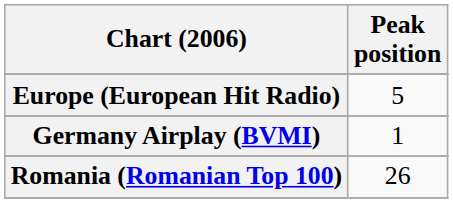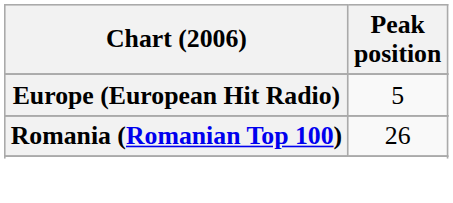- row: (176, 135)
